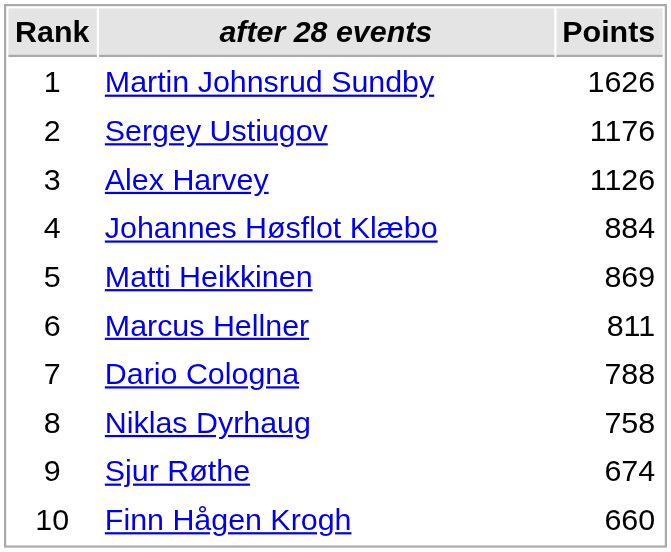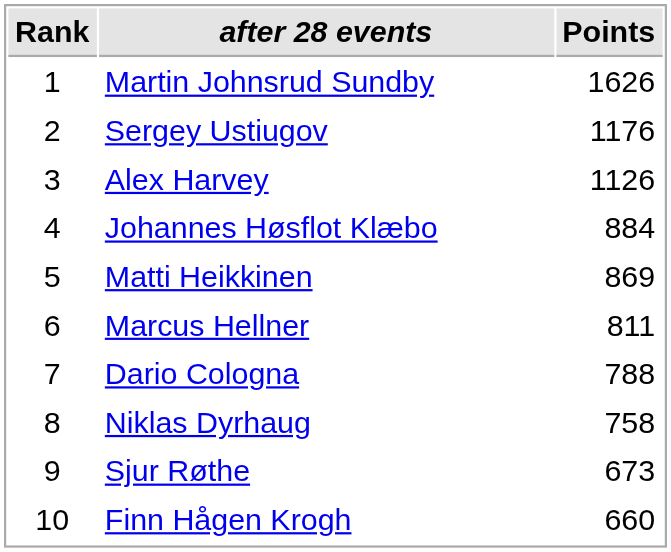(630, 471) 674 -> (630, 471) 673
